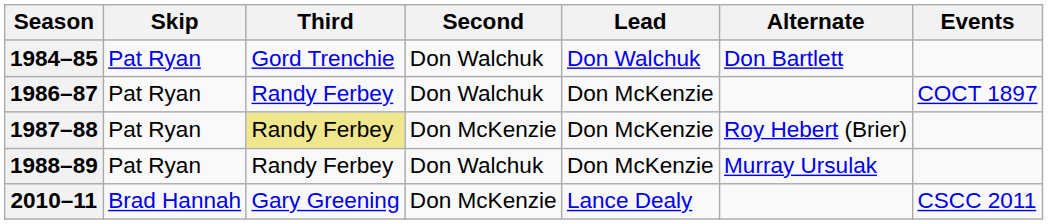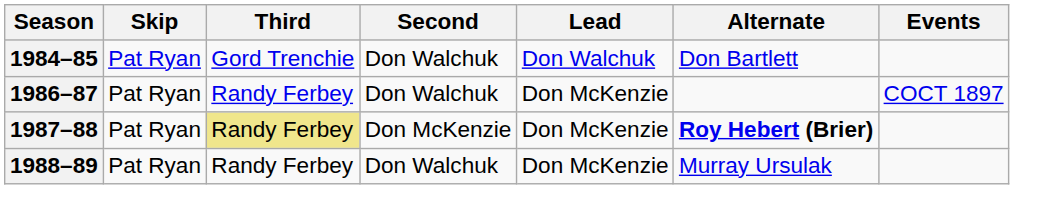(816, 129) normal -> (776, 129) bold
- row: (54, 201)
